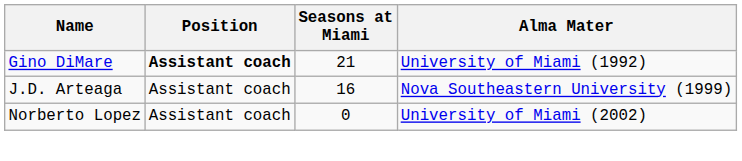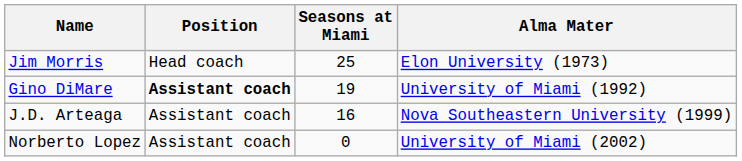+ row: (56, 63)
(346, 63) 21 -> (346, 90) 19
